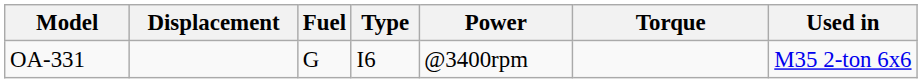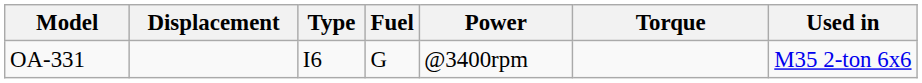columns swapped: (324, 22) <-> (385, 22)
